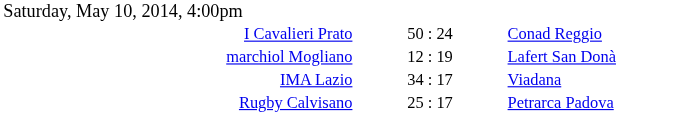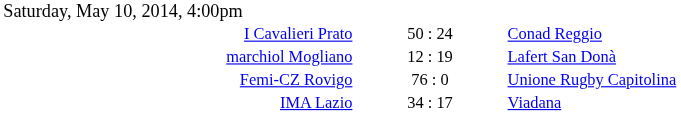+ row: (296, 79)
- row: (296, 102)
